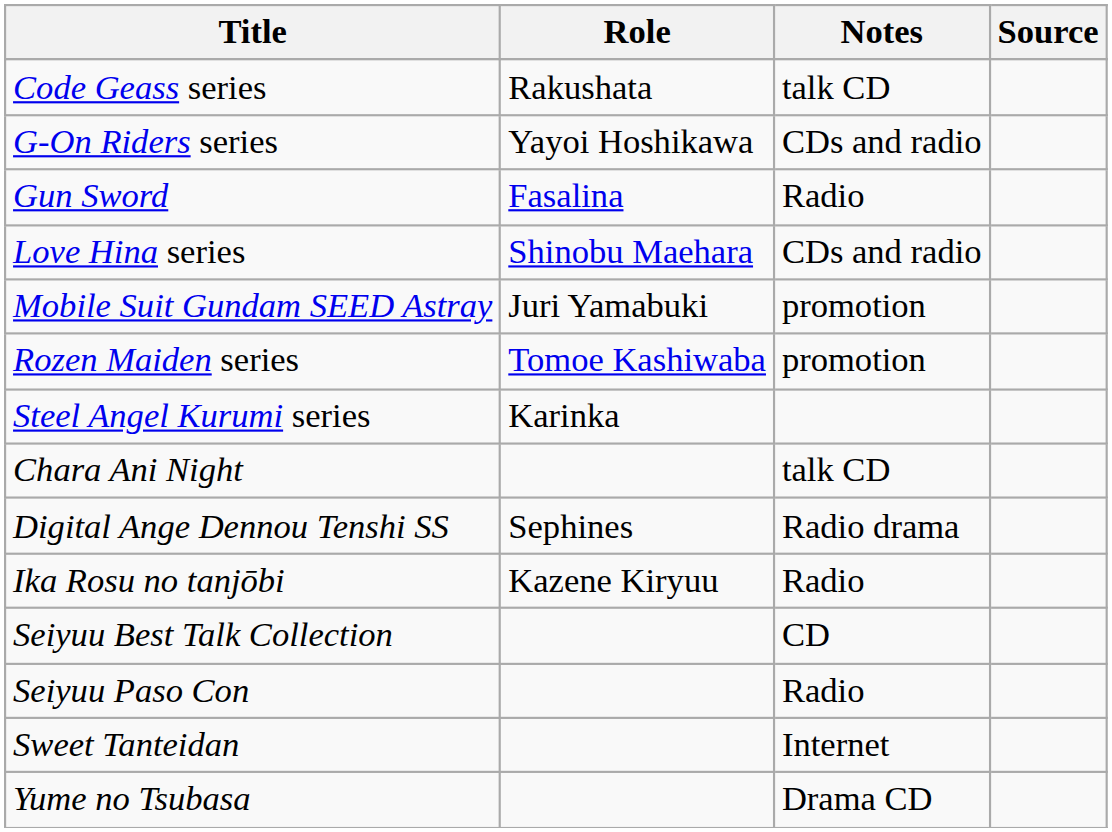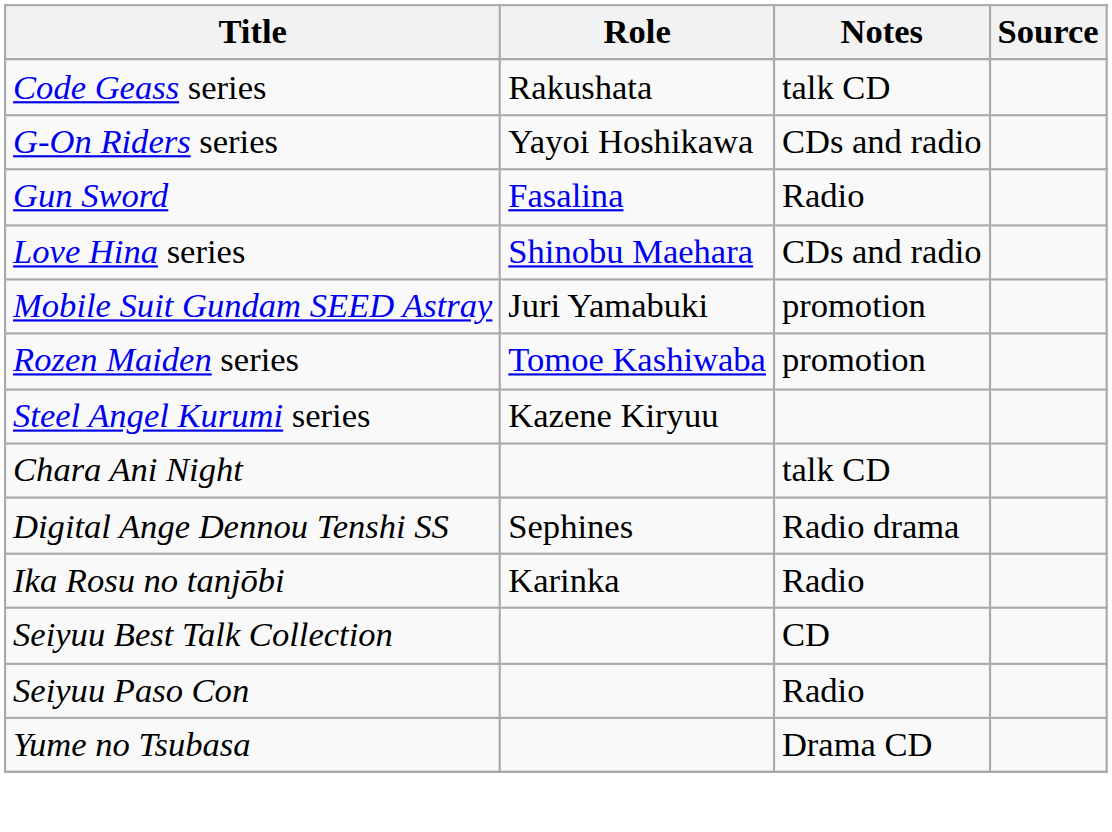(564, 415) Karinka -> (613, 415) Kazene Kiryuu
(613, 580) Kazene Kiryuu -> (564, 580) Karinka
- row: (126, 744)
